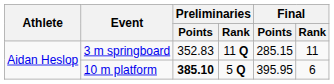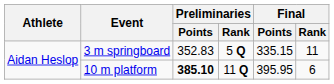(236, 51) 11 Q -> (236, 51) 5 Q
(275, 51) 285.15 -> (275, 51) 335.15
(236, 70) 5 Q -> (236, 70) 11 Q
